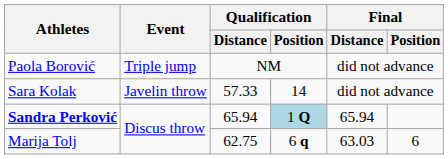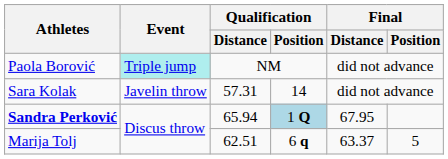(160, 66) no background -> (160, 66) paleturquoise background
(240, 91) 57.33 -> (240, 91) 57.31
(357, 116) 65.94 -> (357, 116) 67.95
(240, 141) 62.75 -> (240, 141) 62.51
(357, 141) 63.03 -> (357, 141) 63.37
(415, 141) 6 -> (415, 141) 5
